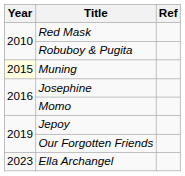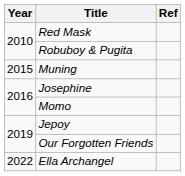(20, 69) lightyellow background -> (20, 69) no background
(20, 161) 2023 -> (20, 161) 2022
